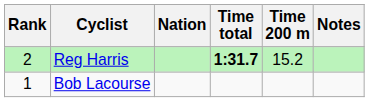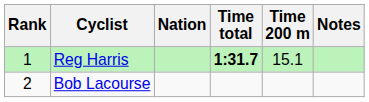(27, 59) 2 -> (27, 59) 1
(288, 59) 15.2 -> (288, 59) 15.1
(27, 84) 1 -> (27, 84) 2
